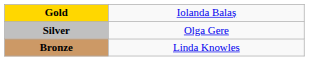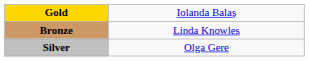rows swapped: (56, 30) <-> (56, 47)
